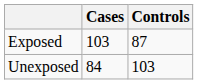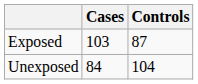(143, 66) 103 -> (143, 66) 104
